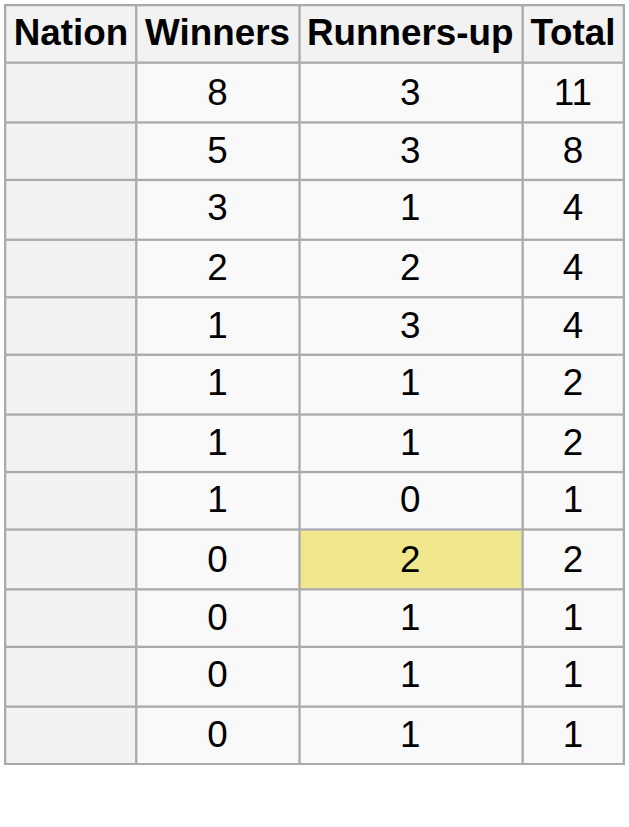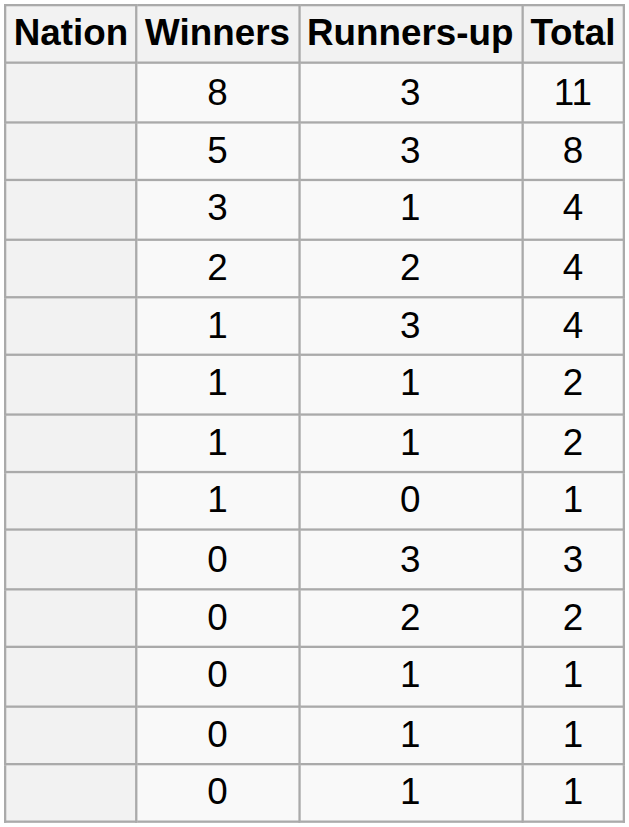+ row: (218, 558)
(410, 558) khaki background -> (410, 617) no background
